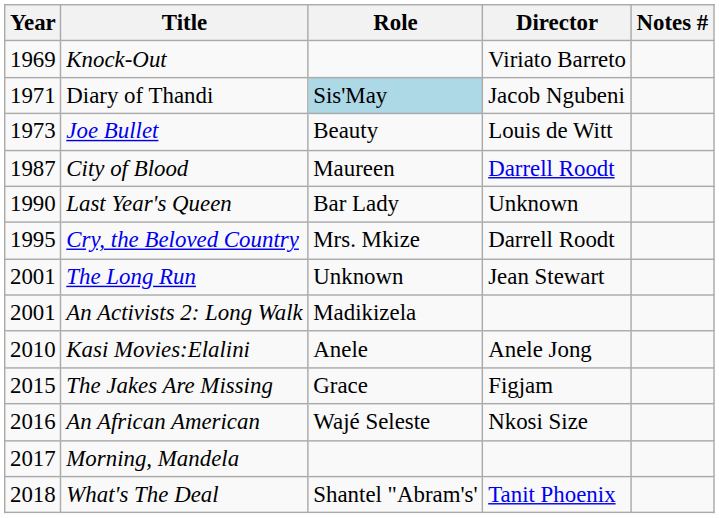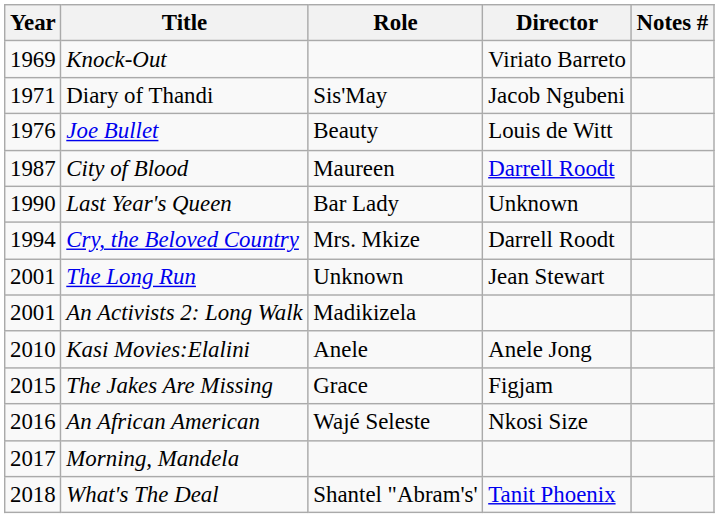(350, 95) lightblue background -> (350, 95) no background
(33, 131) 1973 -> (33, 131) 1976
(33, 240) 1995 -> (33, 240) 1994
